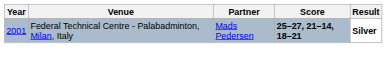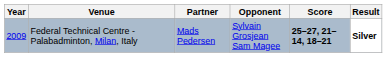+ column: (260, 12)
(16, 31) 2001 -> (16, 36) 2009
